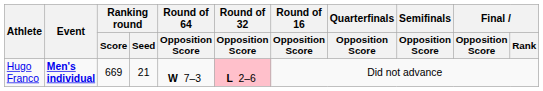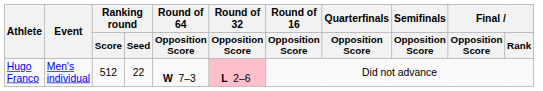(71, 73) bold -> (68, 73) normal
(114, 73) 669 -> (108, 73) 512
(144, 73) 21 -> (138, 73) 22
